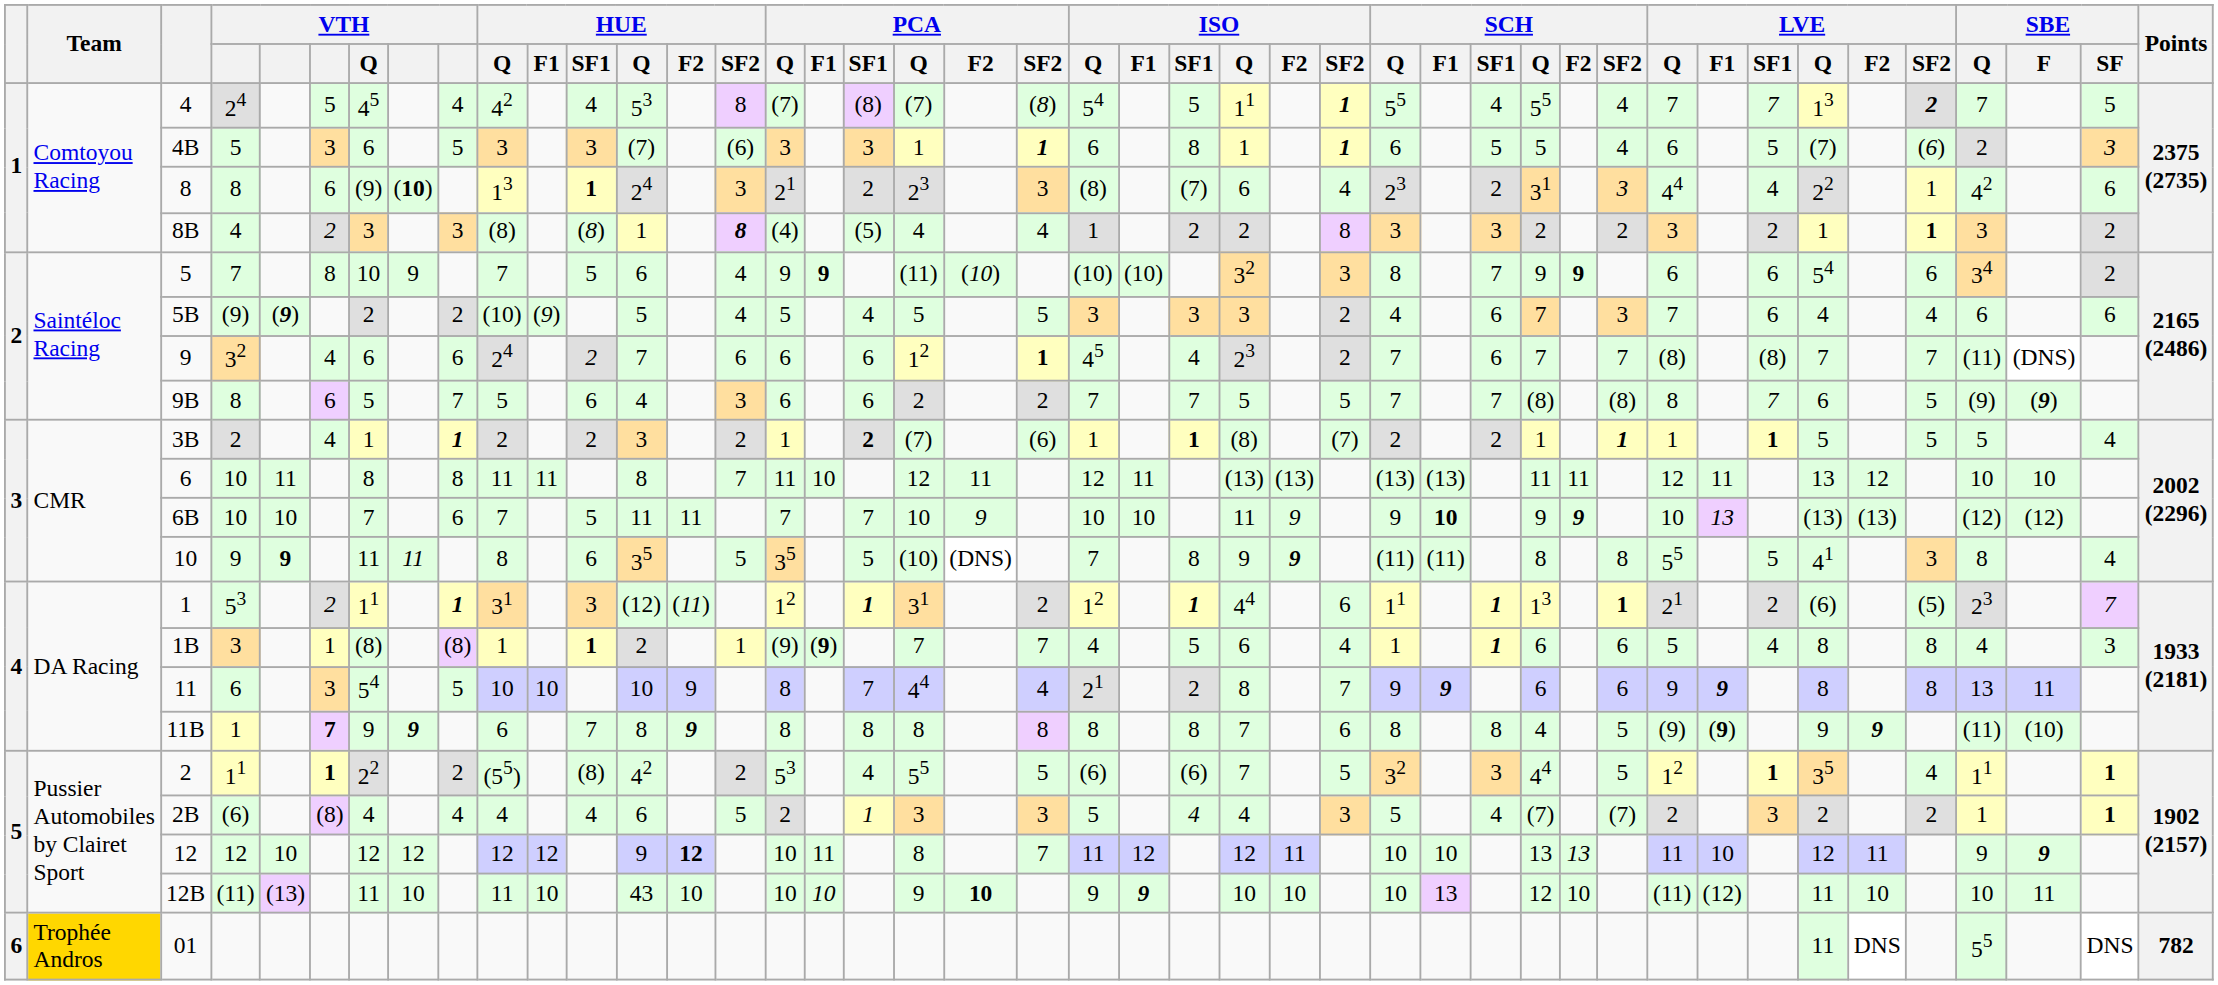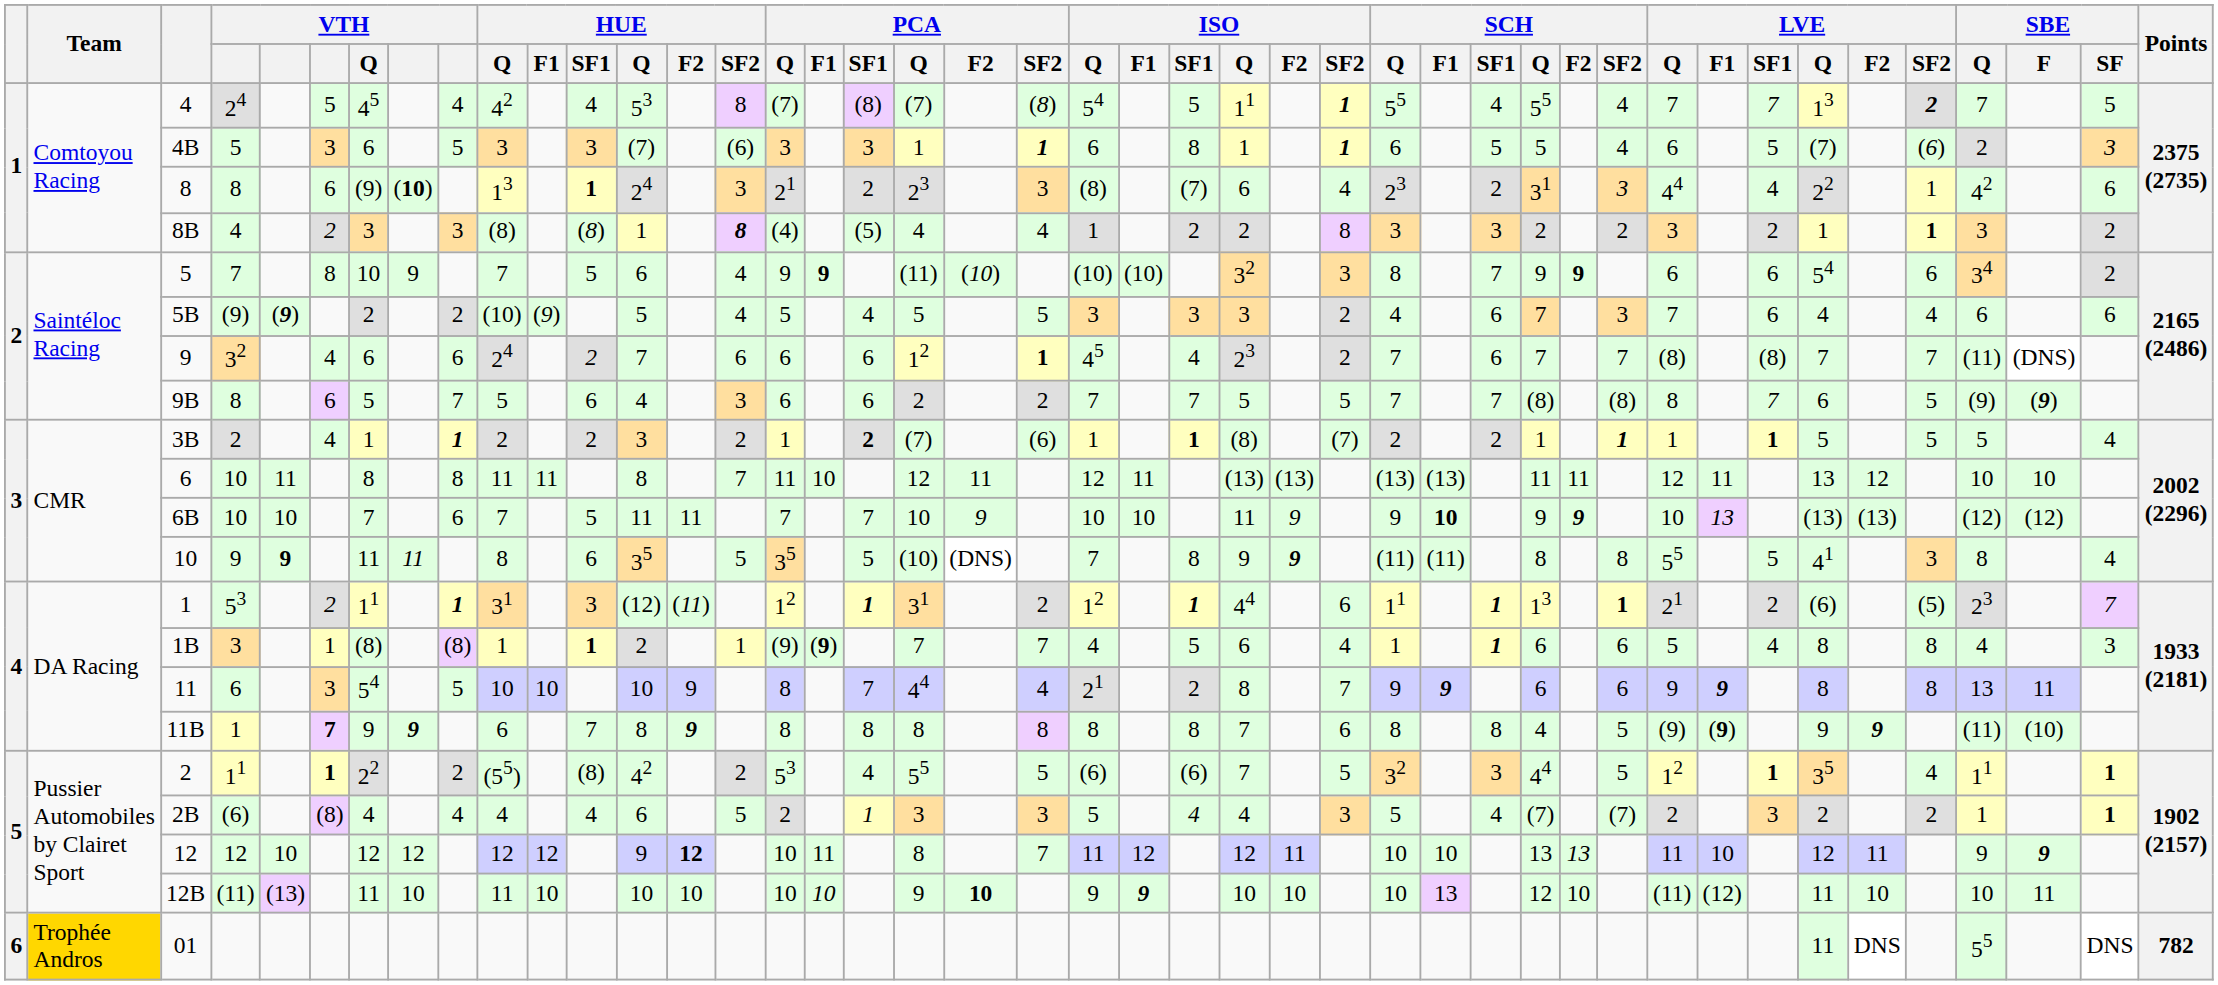(641, 892) 43 -> (641, 892) 10
